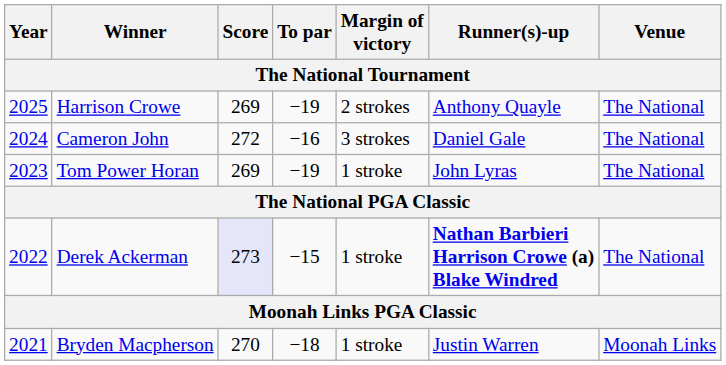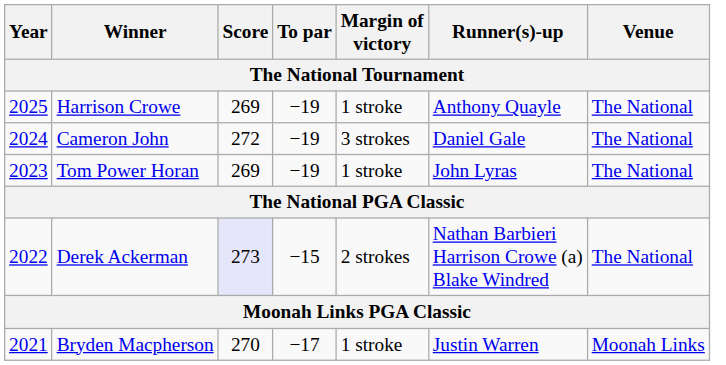(375, 107) 2 strokes -> (372, 107) 1 stroke
(305, 138) −16 -> (305, 138) −19
(372, 257) 1 stroke -> (375, 257) 2 strokes
(513, 257) bold -> (508, 257) normal
(305, 343) −18 -> (305, 343) −17
